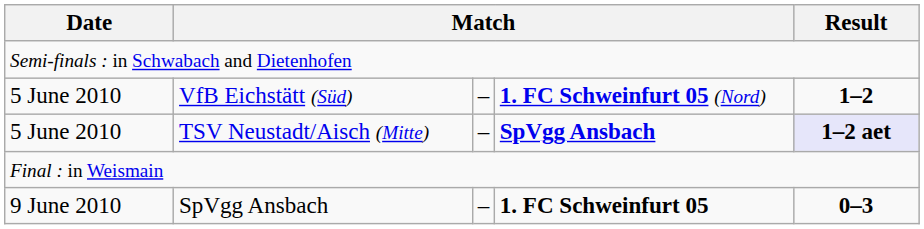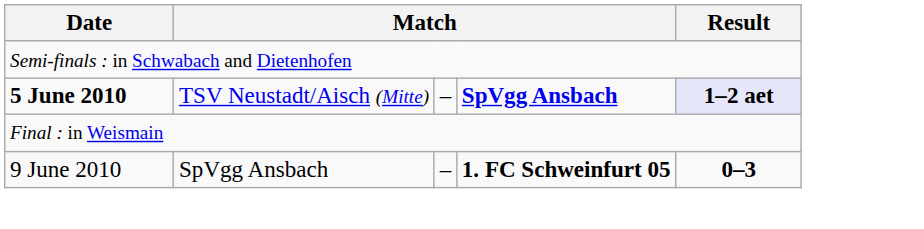- row: (266, 95)
(66, 132) normal -> (68, 95) bold
